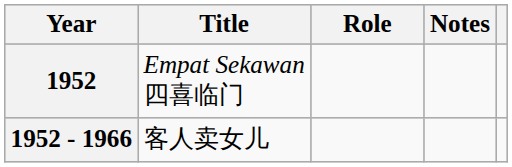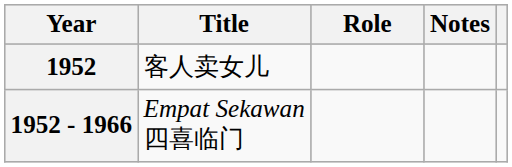(224, 79) Empat Sekawan 四喜临门 -> (206, 65) 客人卖女儿
(206, 138) 客人卖女儿 -> (224, 123) Empat Sekawan 四喜临门
